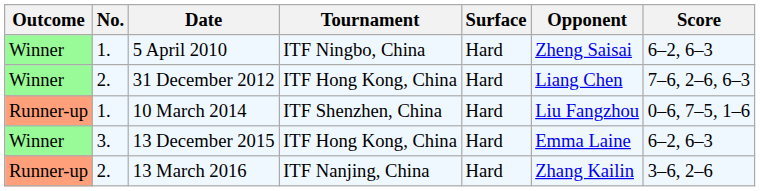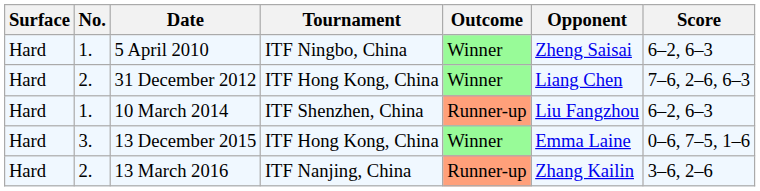columns swapped: (49, 19) <-> (496, 19)
(699, 109) 0–6, 7–5, 1–6 -> (680, 109) 6–2, 6–3
(680, 140) 6–2, 6–3 -> (699, 140) 0–6, 7–5, 1–6
